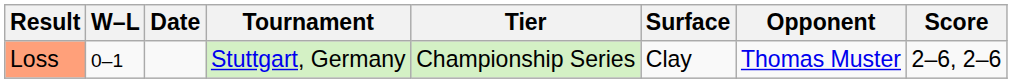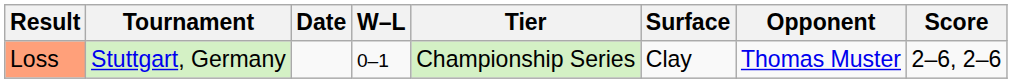columns swapped: (115, 22) <-> (308, 22)
